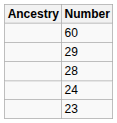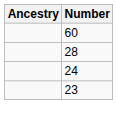- row: (71, 52)
